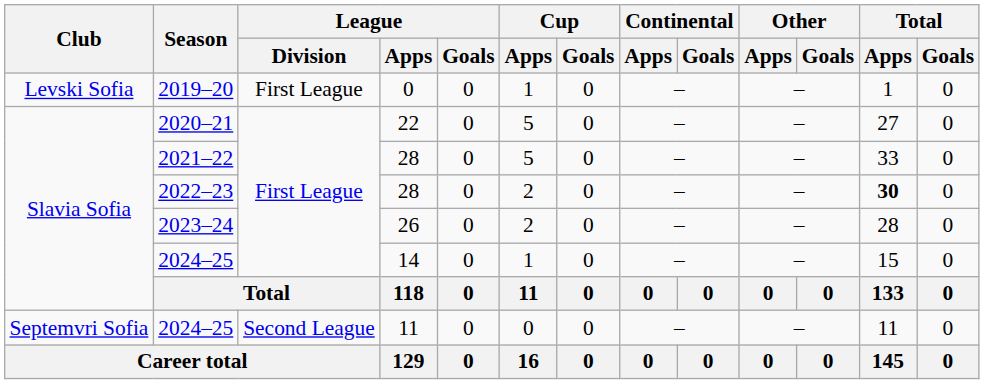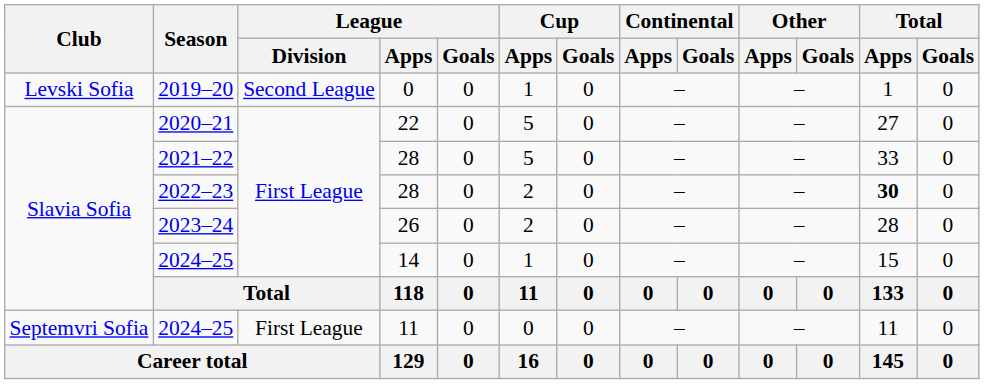(309, 89) First League -> (309, 89) Second League
(309, 327) Second League -> (309, 327) First League
